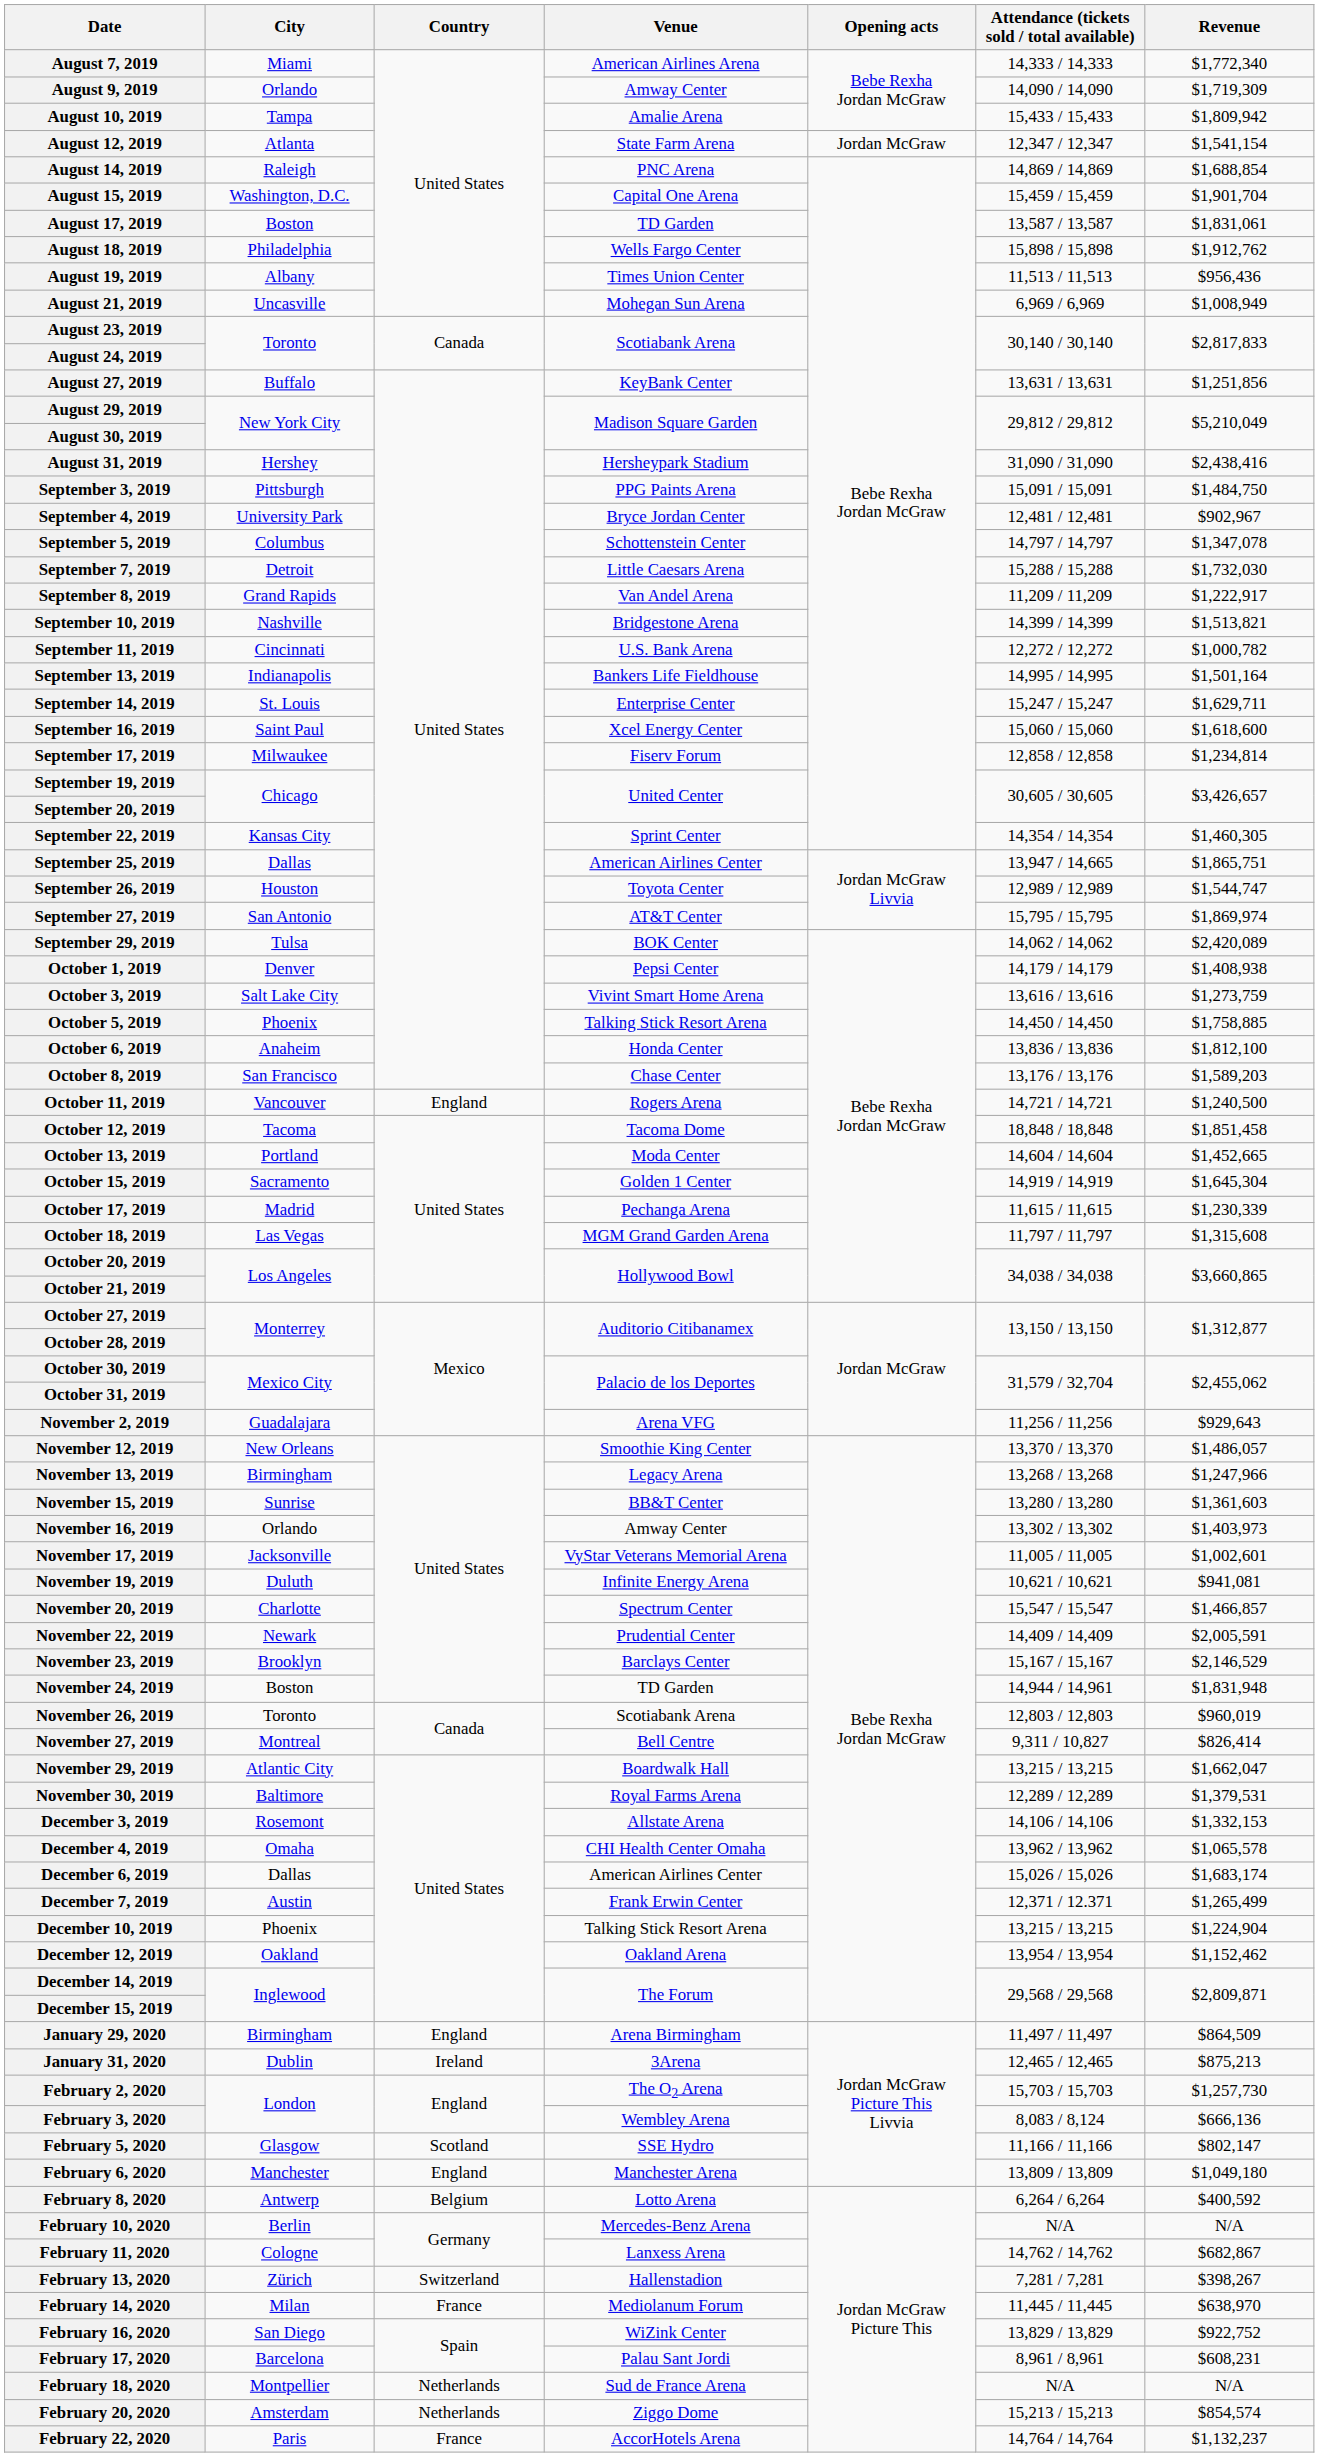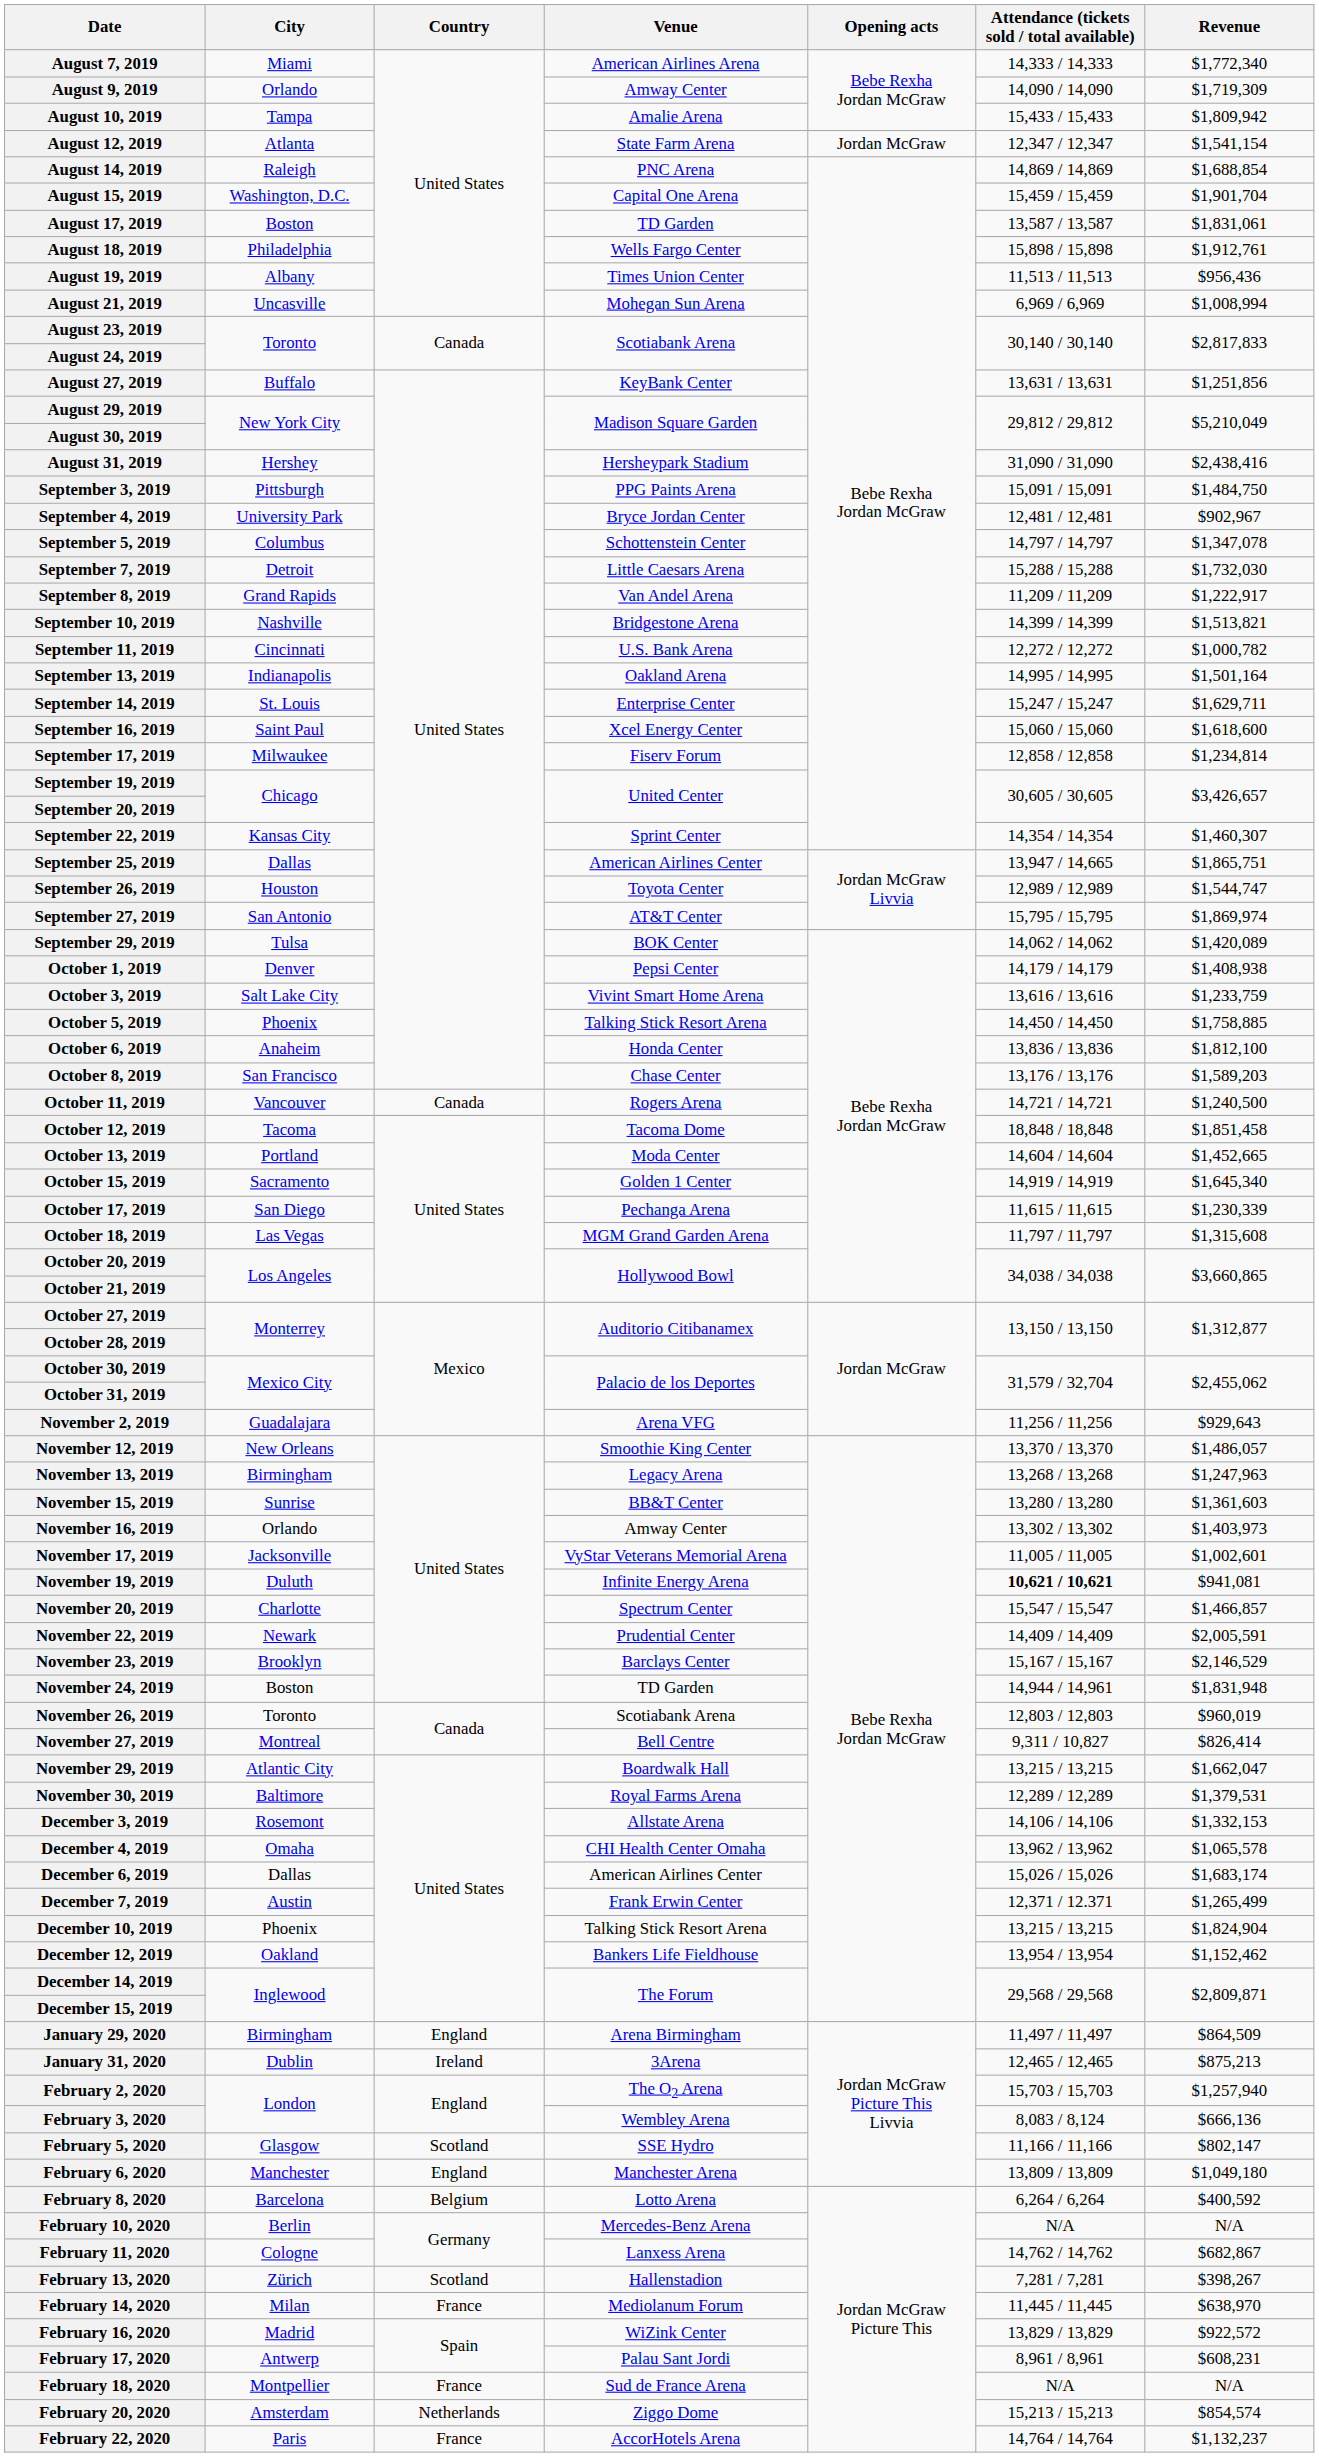(1229, 249) $1,912,762 -> (1229, 249) $1,912,761
(1229, 303) $1,008,949 -> (1229, 303) $1,008,994
(676, 676) Bankers Life Fieldhouse -> (676, 676) Oakland Arena
(1229, 836) $1,460,305 -> (1229, 836) $1,460,307
(1229, 942) $2,420,089 -> (1229, 942) $1,420,089
(1229, 995) $1,273,759 -> (1229, 995) $1,233,759
(459, 1102) England -> (459, 1102) Canada
(1229, 1182) $1,645,304 -> (1229, 1182) $1,645,340
(290, 1209) Madrid -> (290, 1209) San Diego
(1229, 1475) $1,247,966 -> (1229, 1475) $1,247,963
(1060, 1582) normal -> (1060, 1582) bold
(1229, 1928) $1,224,904 -> (1229, 1928) $1,824,904
(676, 1955) Oakland Arena -> (676, 1955) Bankers Life Fieldhouse
(1229, 2090) $1,257,730 -> (1229, 2090) $1,257,940
(290, 2199) Antwerp -> (290, 2199) Barcelona
(459, 2279) Switzerland -> (459, 2279) Scotland
(290, 2332) San Diego -> (290, 2332) Madrid
(1229, 2332) $922,752 -> (1229, 2332) $922,572
(290, 2359) Barcelona -> (290, 2359) Antwerp
(459, 2385) Netherlands -> (459, 2385) France
